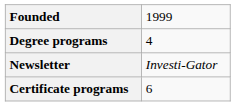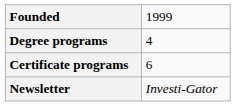rows swapped: (69, 89) <-> (40, 64)
